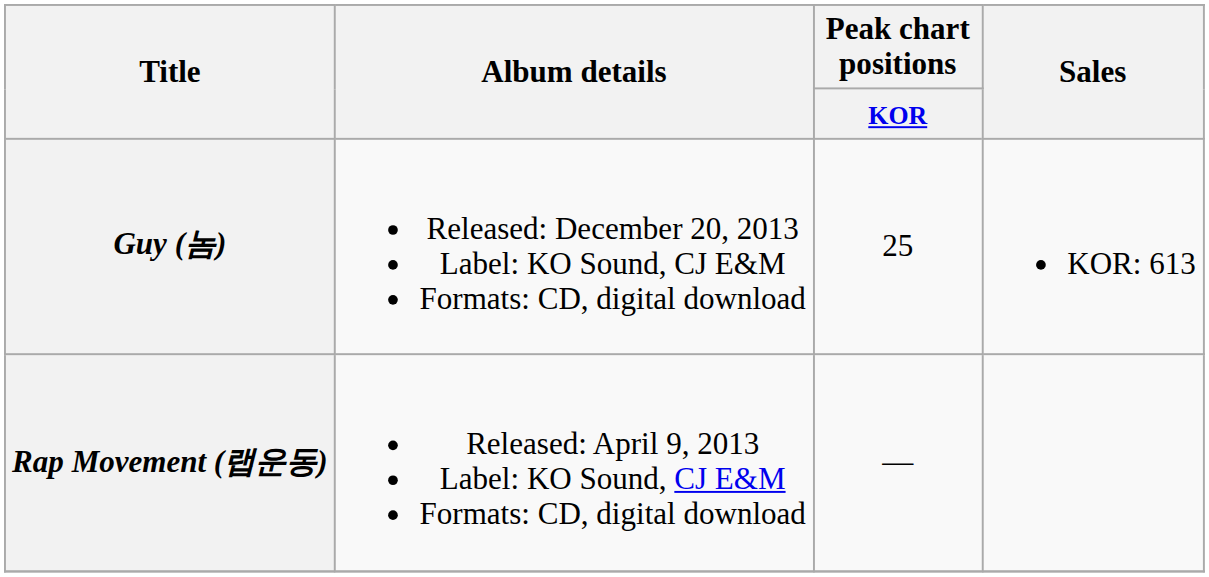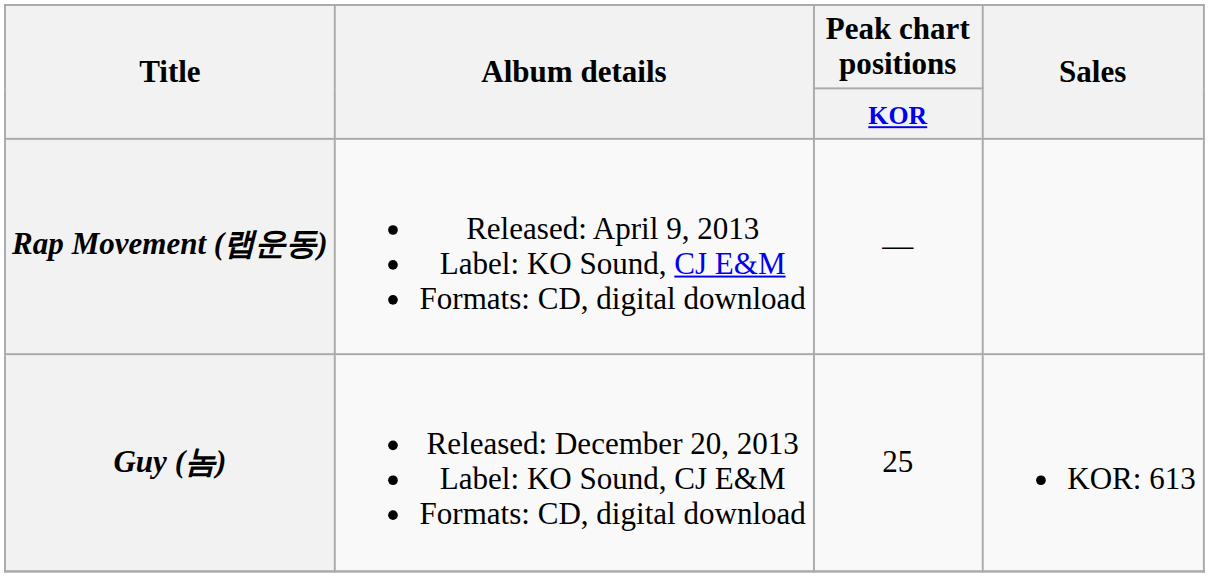rows swapped: (170, 461) <-> (170, 244)
